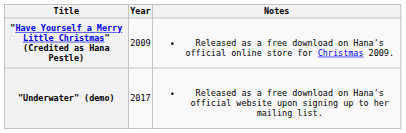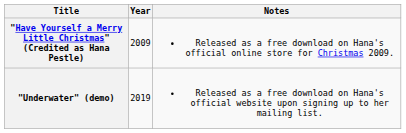(140, 98) 2017 -> (140, 98) 2019
